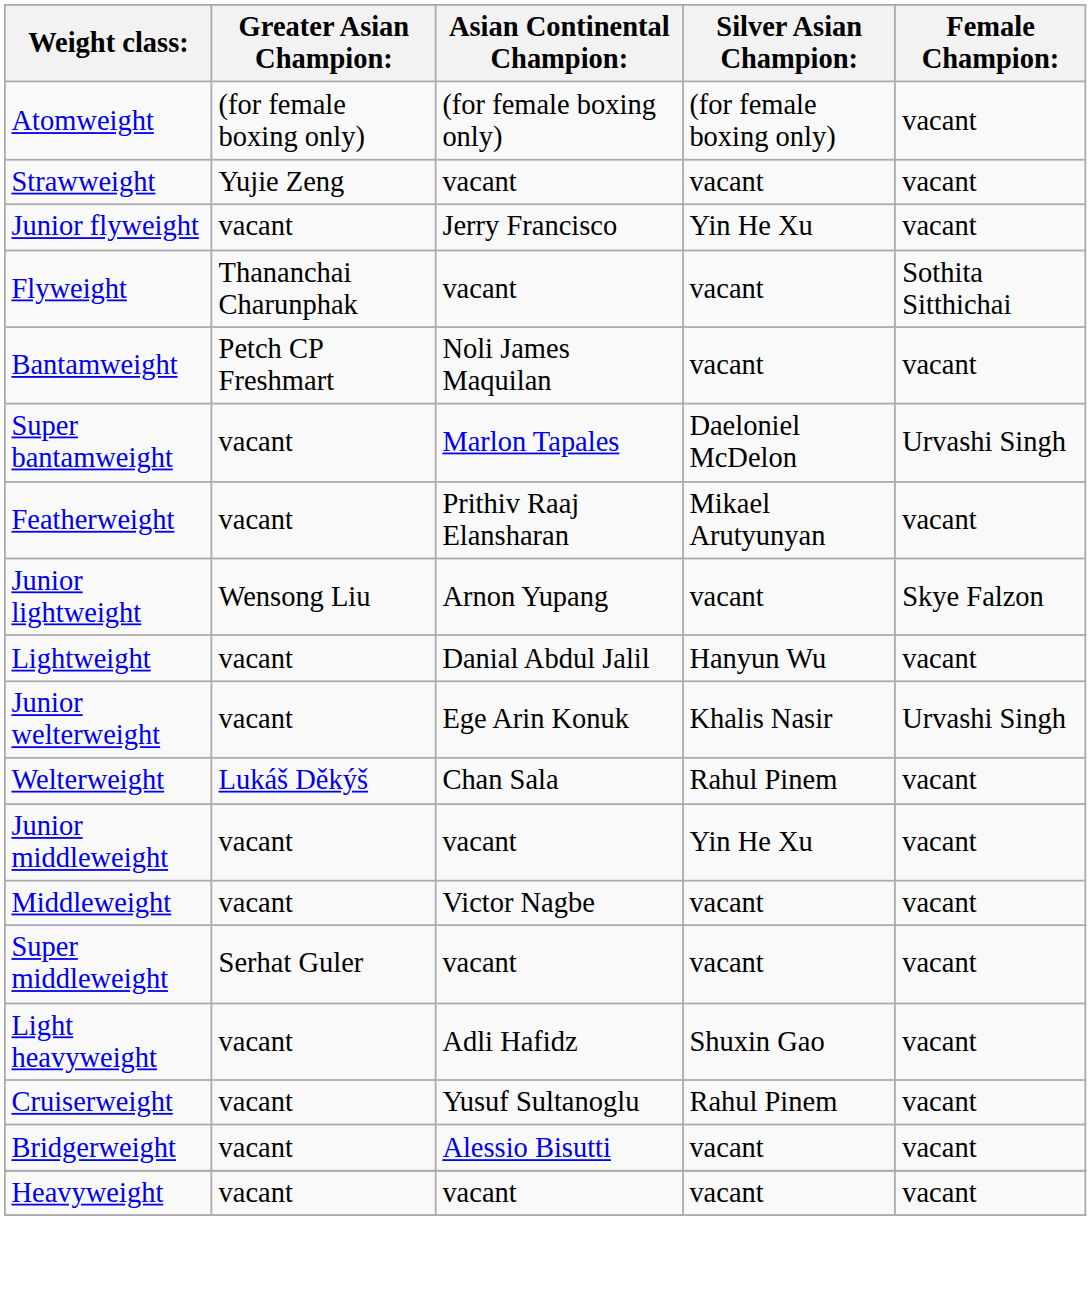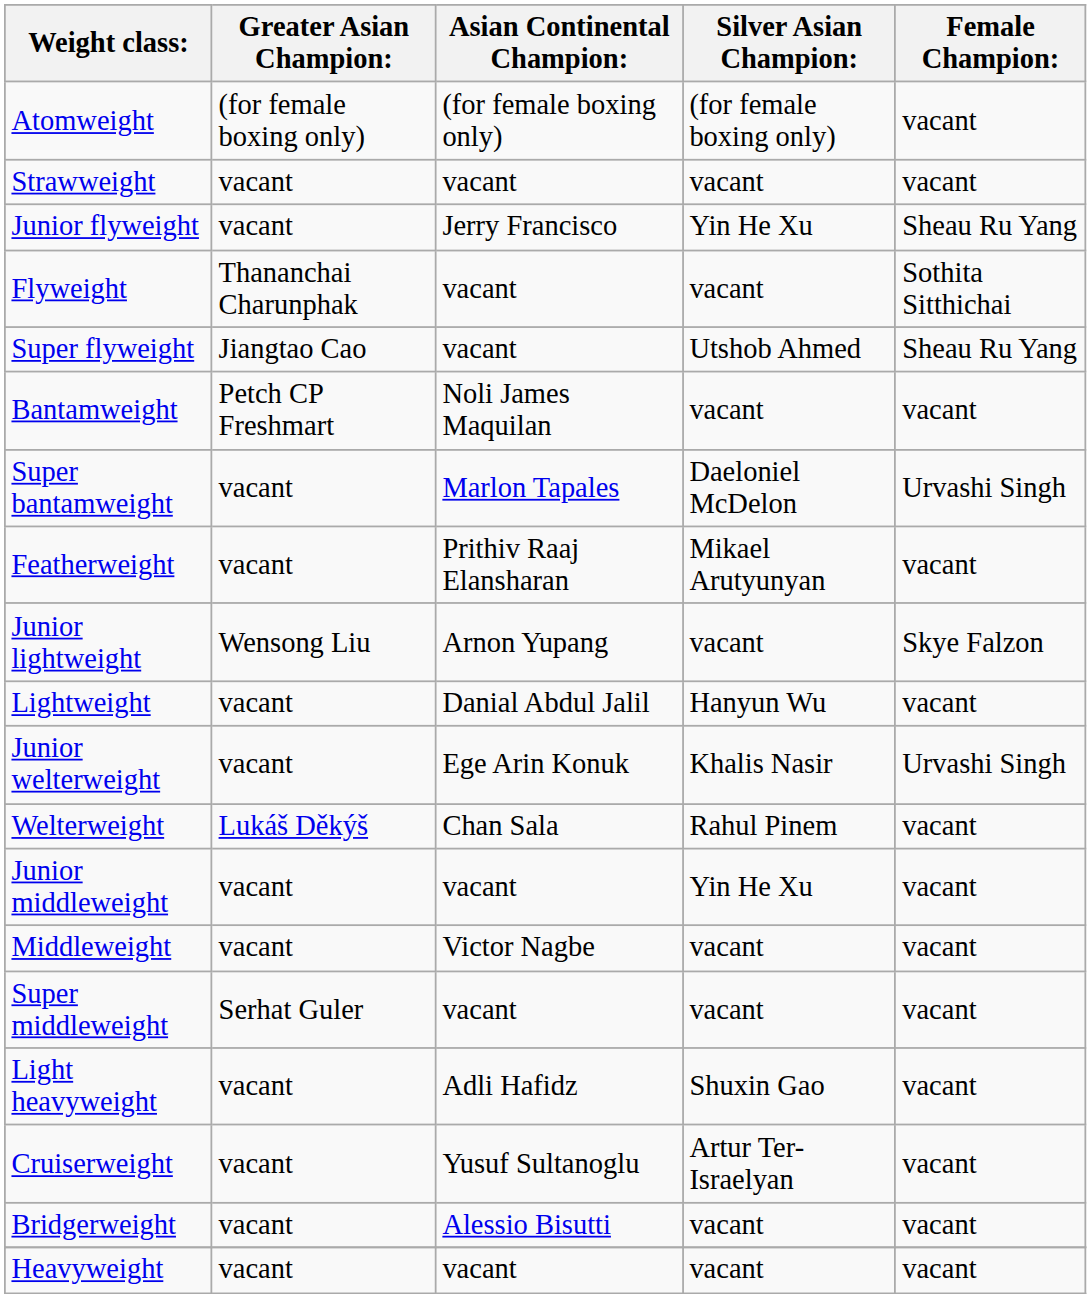(281, 181) Yujie Zeng -> (256, 181) vacant
(939, 226) vacant -> (990, 226) Sheau Ru Yang
+ row: (103, 349)
(763, 1102) Rahul Pinem -> (747, 1163) Artur Ter-Israelyan
